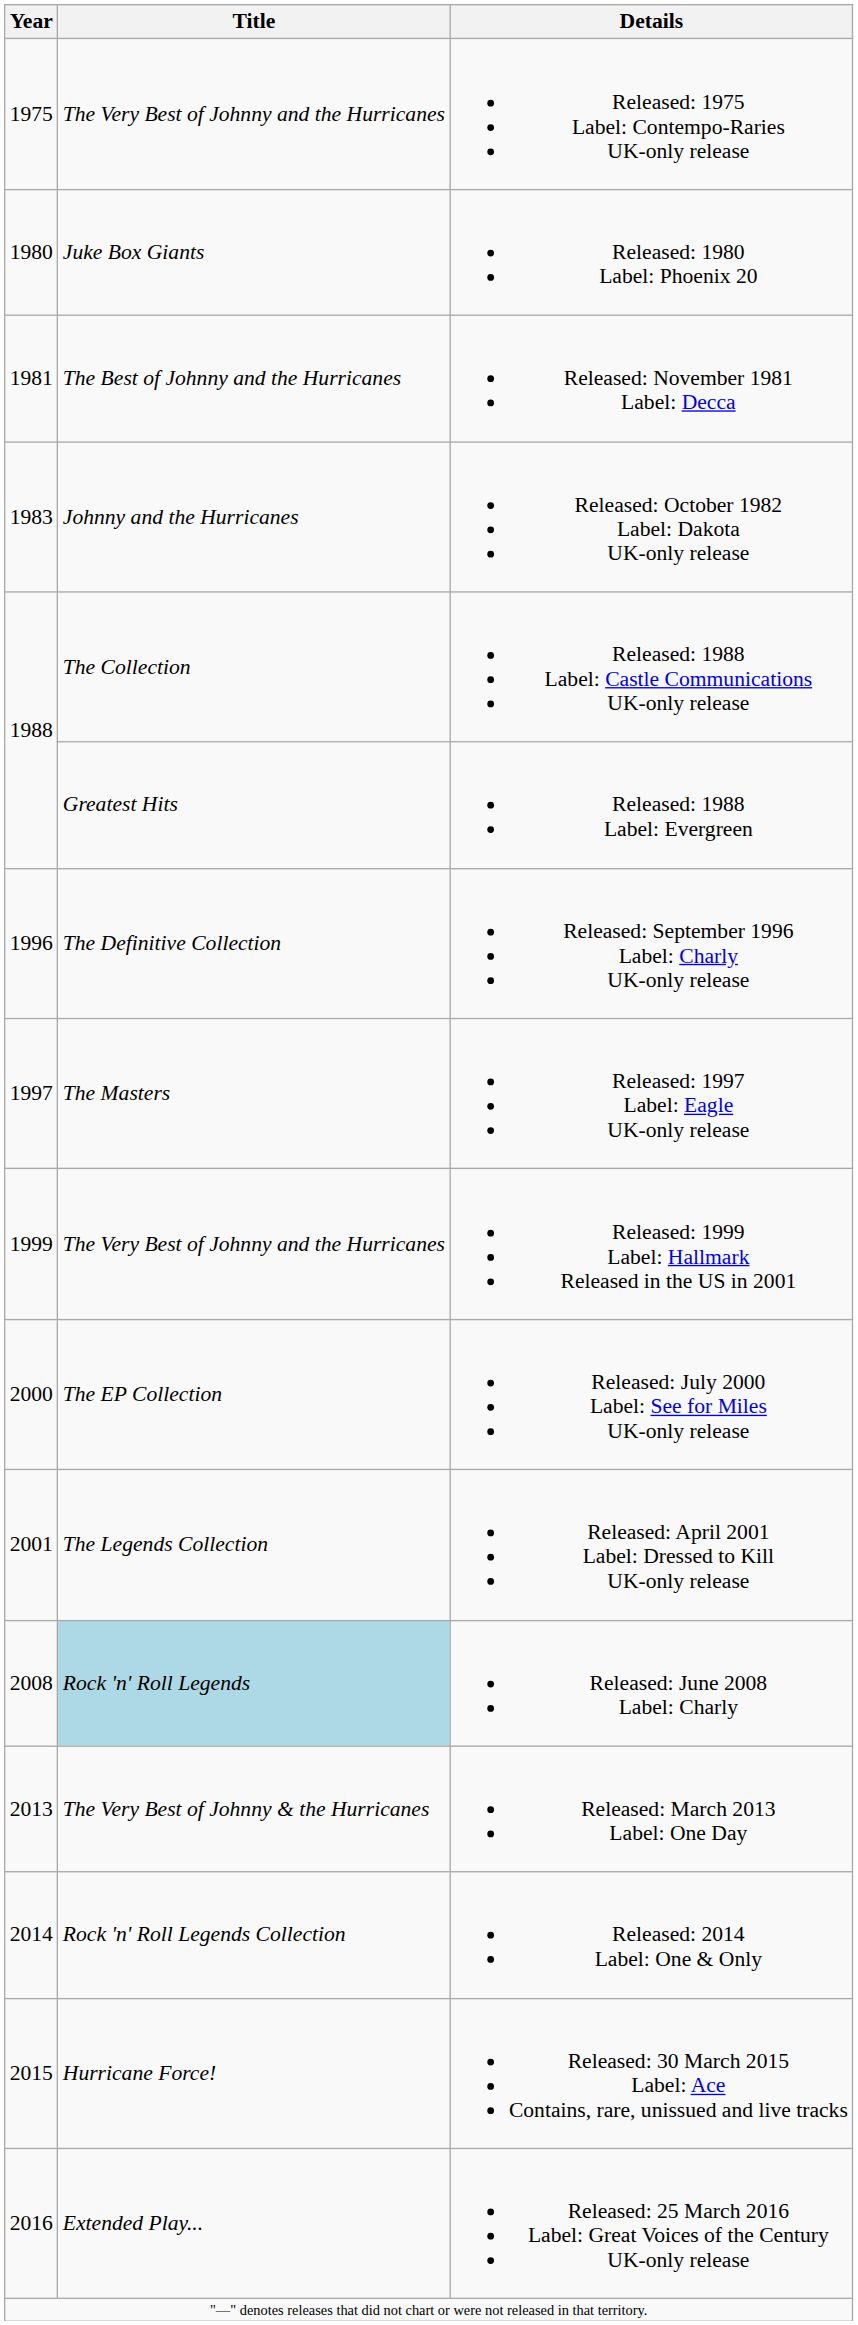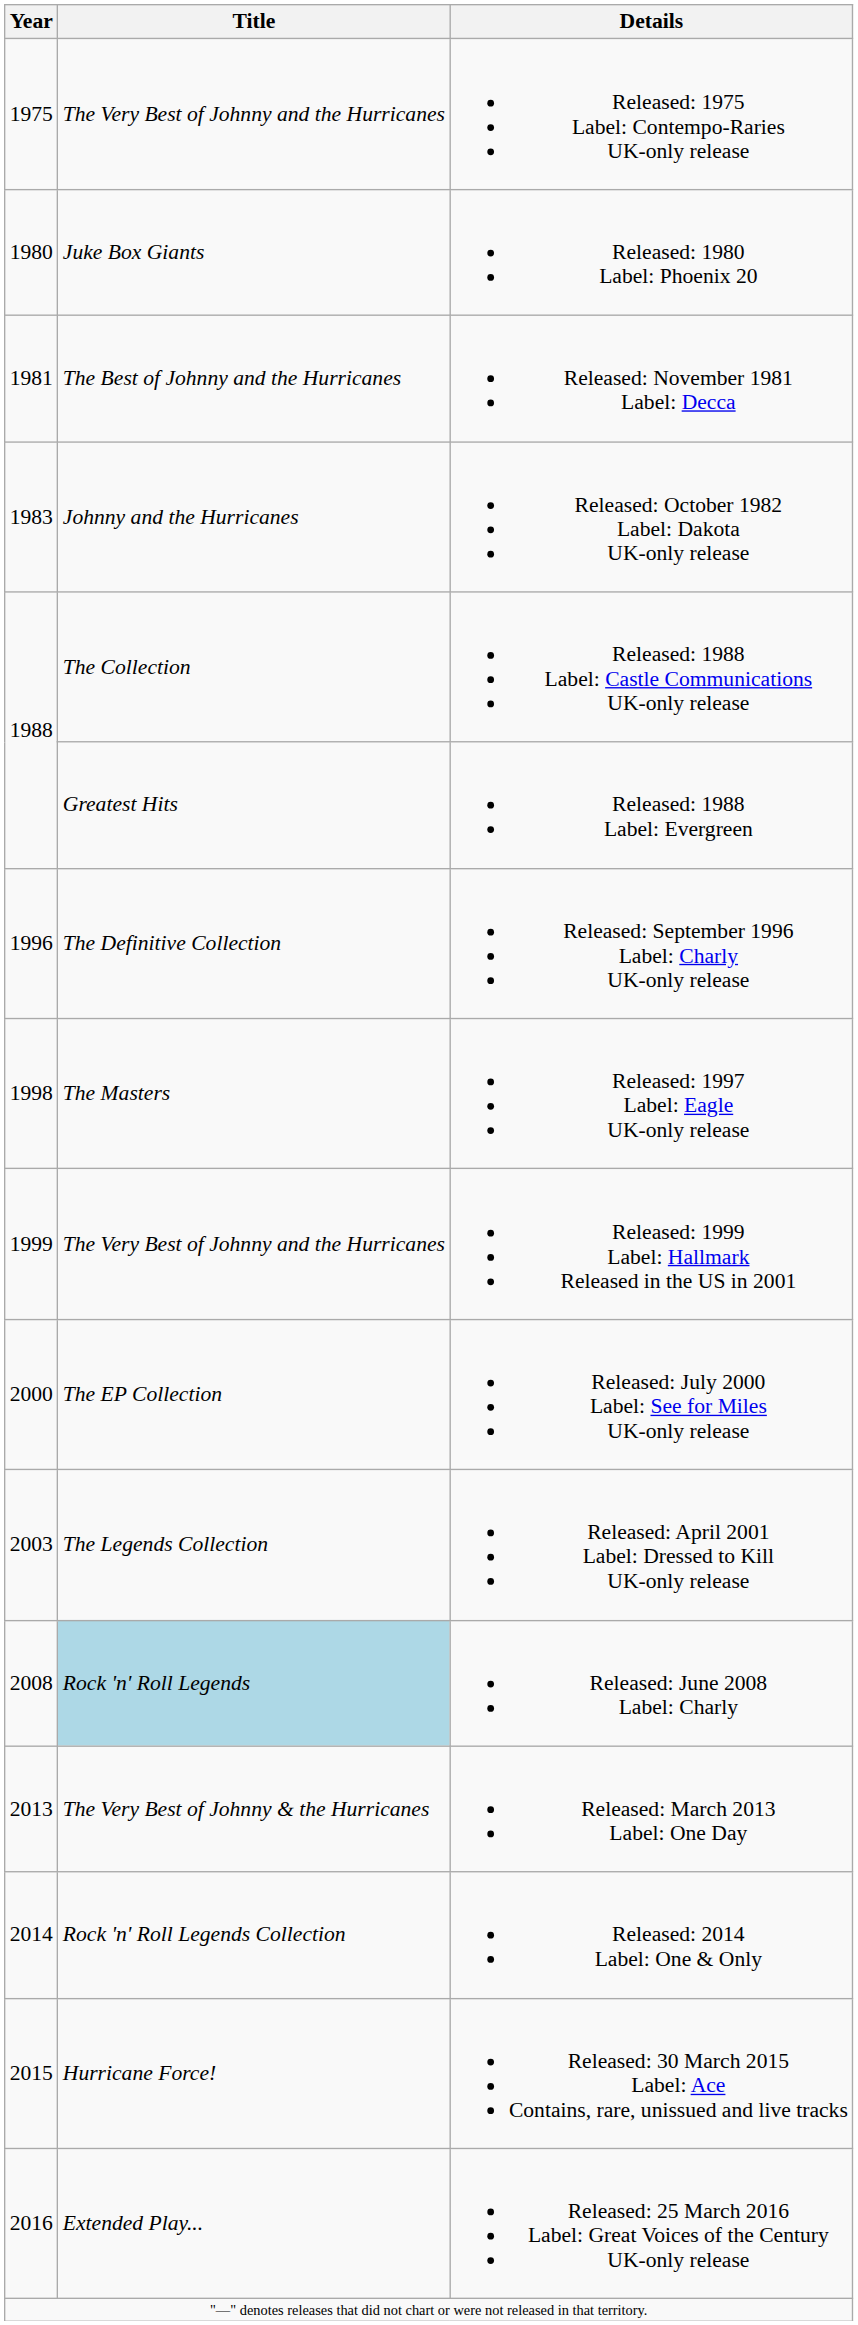(31, 1093) 1997 -> (31, 1093) 1998
(31, 1544) 2001 -> (31, 1544) 2003
